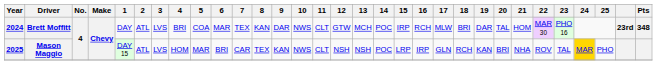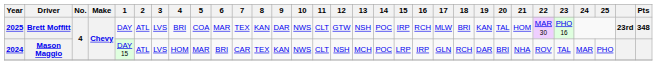(15, 28) 2024 -> (15, 28) 2025
(363, 28) MCH -> (363, 28) NSH
(484, 28) DAR -> (484, 28) KAN
(15, 49) 2025 -> (15, 49) 2024
(363, 49) NSH -> (363, 49) MCH
(484, 49) KAN -> (484, 49) DAR
(585, 49) gold background -> (585, 49) no background
